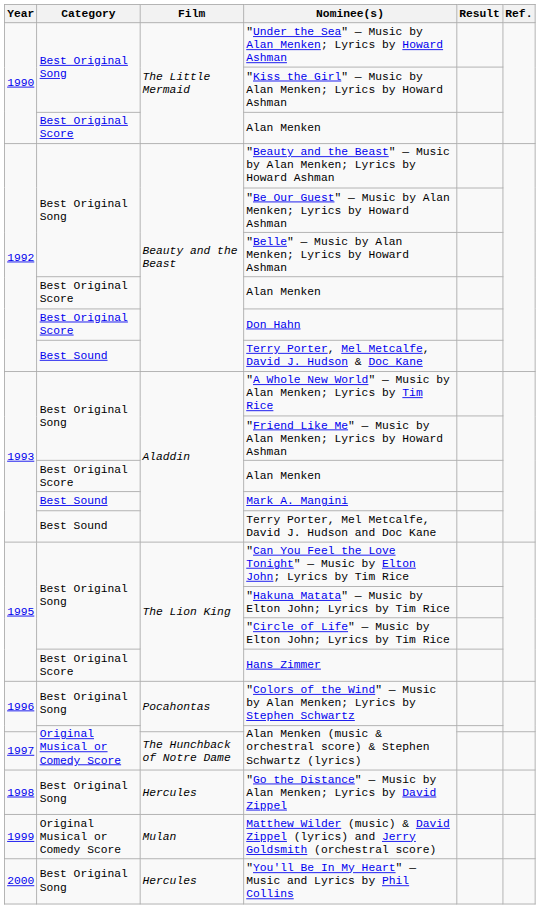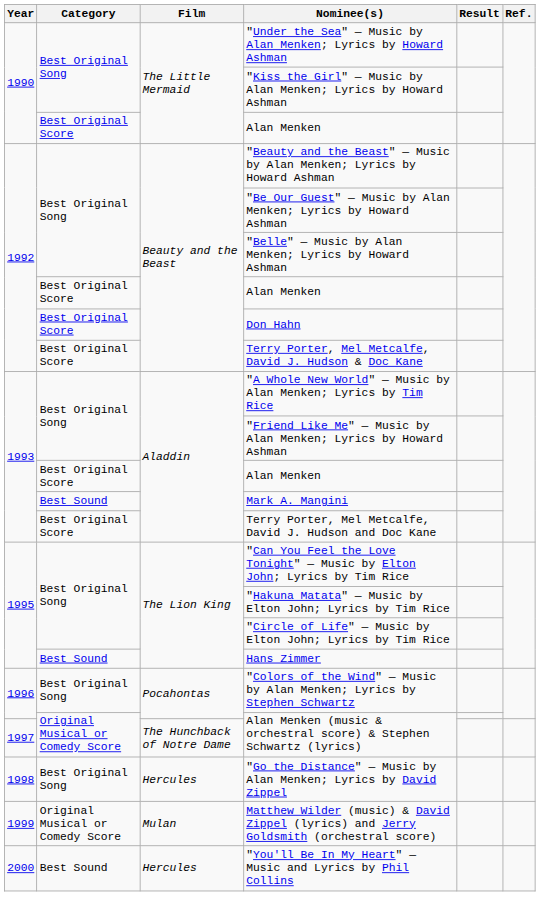(74, 356) Best Sound -> (84, 356) Best Original Score
(74, 526) Best Sound -> (84, 526) Best Original Score
(84, 665) Best Original Score -> (74, 659) Best Sound
(84, 881) Best Original Song -> (74, 868) Best Sound
